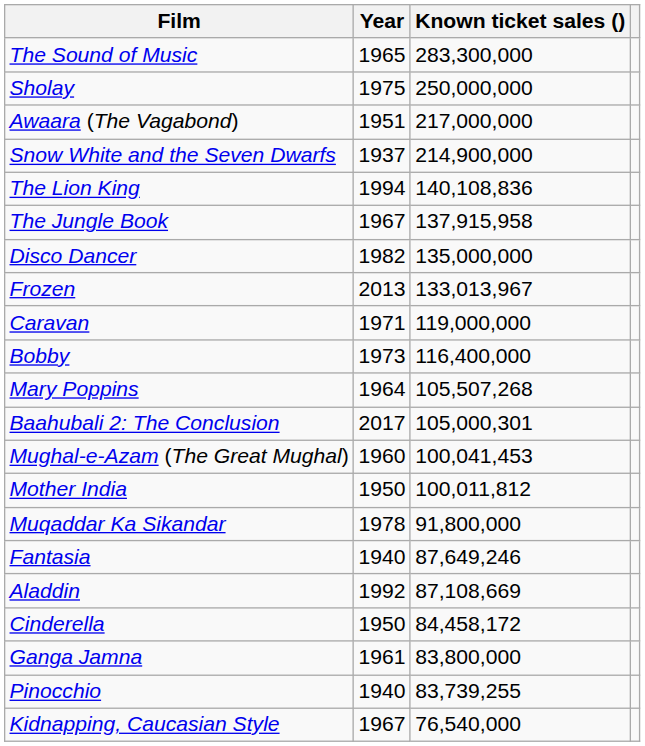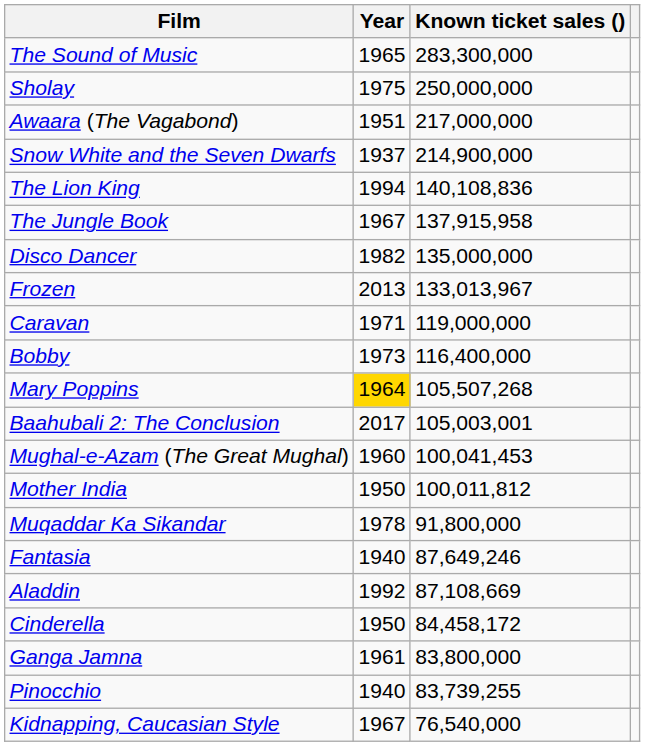(382, 389) no background -> (382, 389) gold background
(474, 423) 105,000,301 -> (474, 423) 105,003,001
